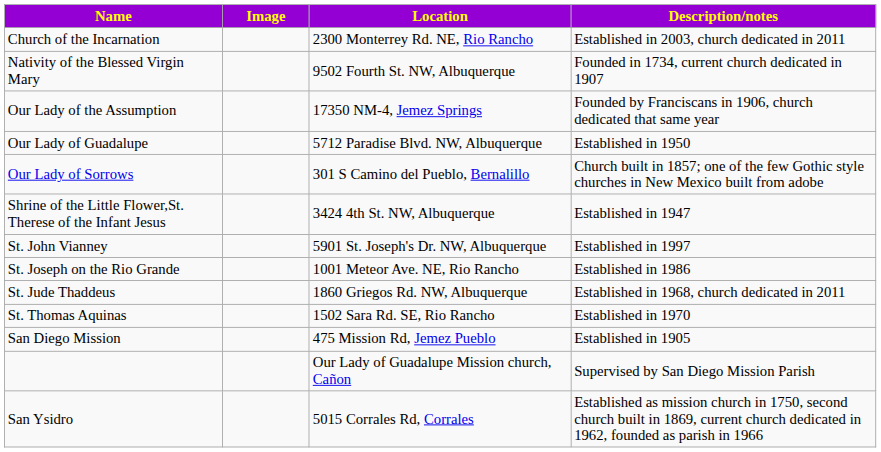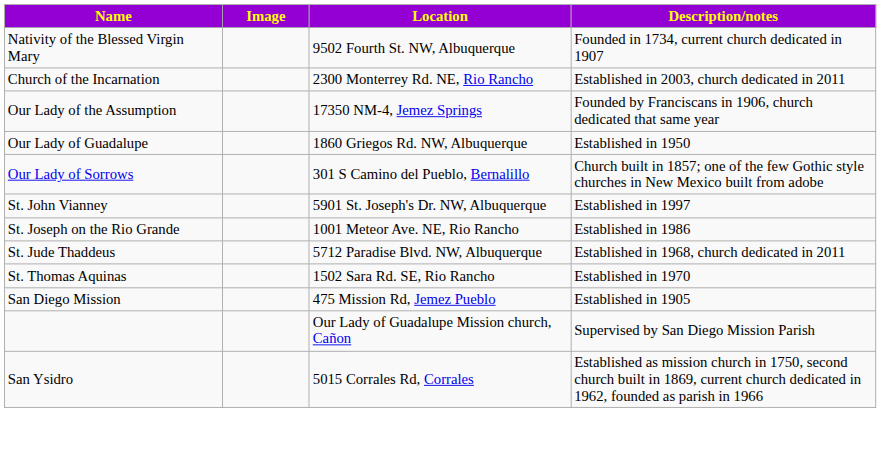rows swapped: (84, 39) <-> (96, 71)
(427, 142) 5712 Paradise Blvd. NW, Albuquerque -> (420, 142) 1860 Griegos Rd. NW, Albuquerque
- row: (96, 214)
(420, 292) 1860 Griegos Rd. NW, Albuquerque -> (427, 252) 5712 Paradise Blvd. NW, Albuquerque
